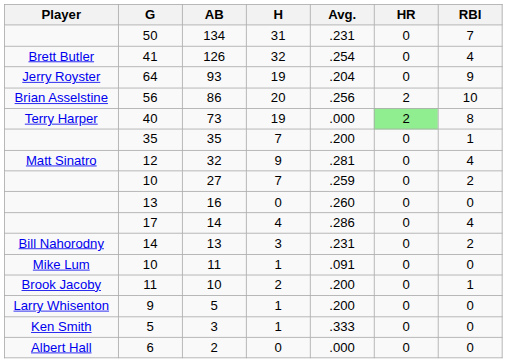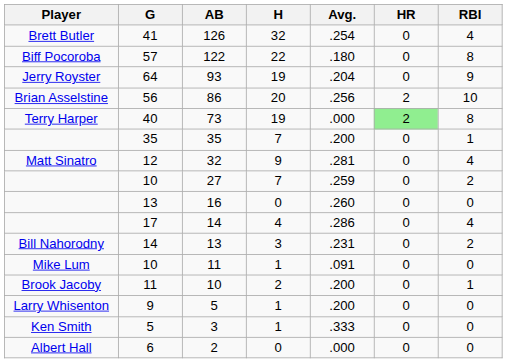- row: (214, 35)
+ row: (214, 56)
